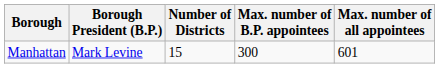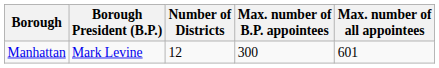(175, 52) 15 -> (175, 52) 12
